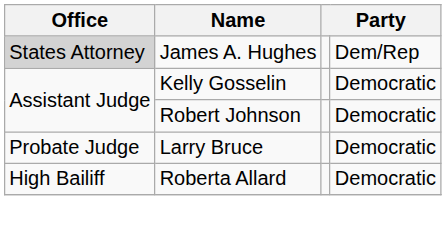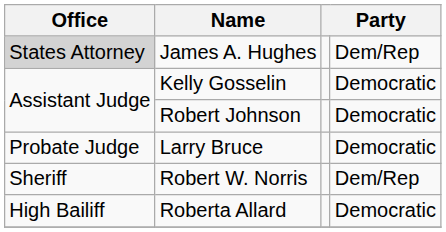+ row: (234, 178)
